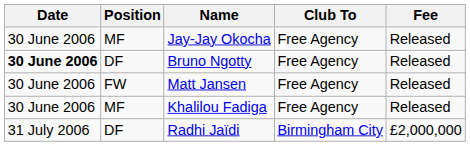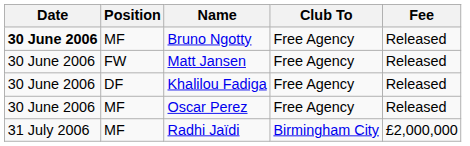- row: (219, 38)
(114, 61) DF -> (114, 38) MF
(114, 107) MF -> (114, 84) DF
+ row: (208, 107)
(114, 130) DF -> (114, 130) MF
